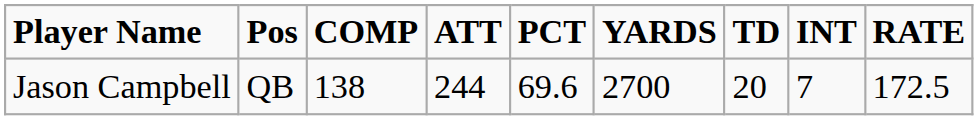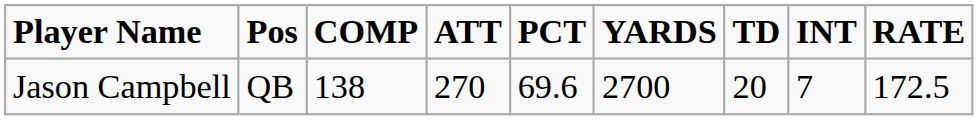(460, 85) 244 -> (460, 85) 270
